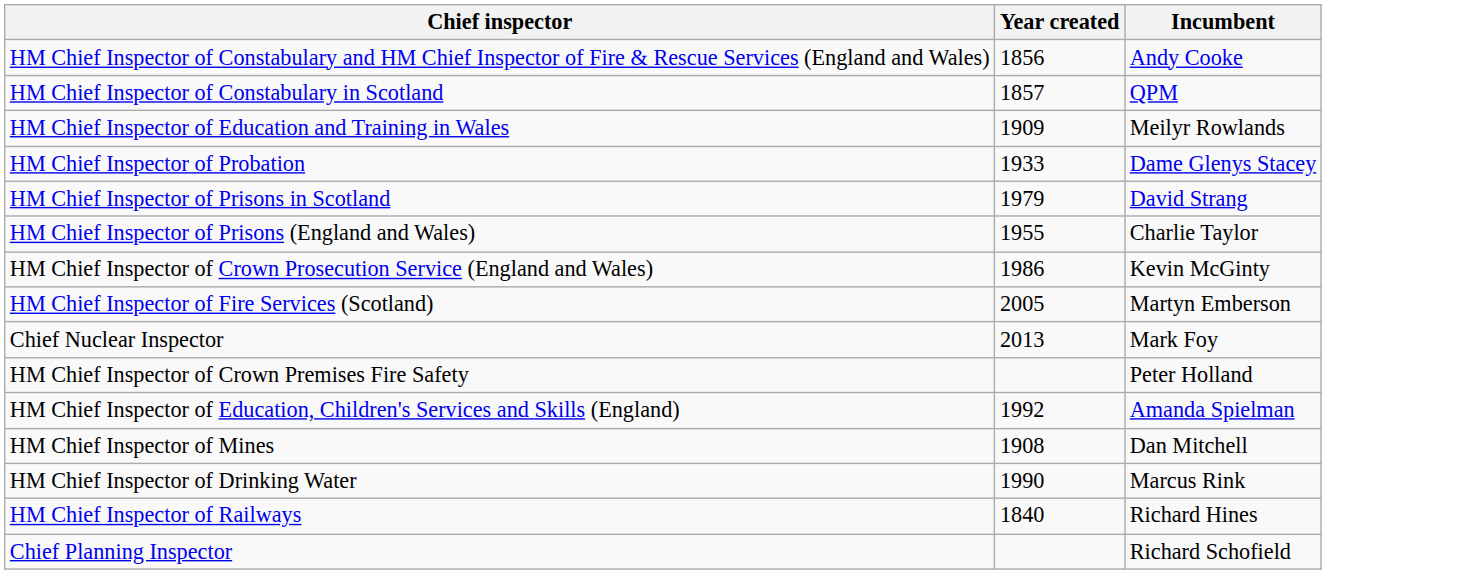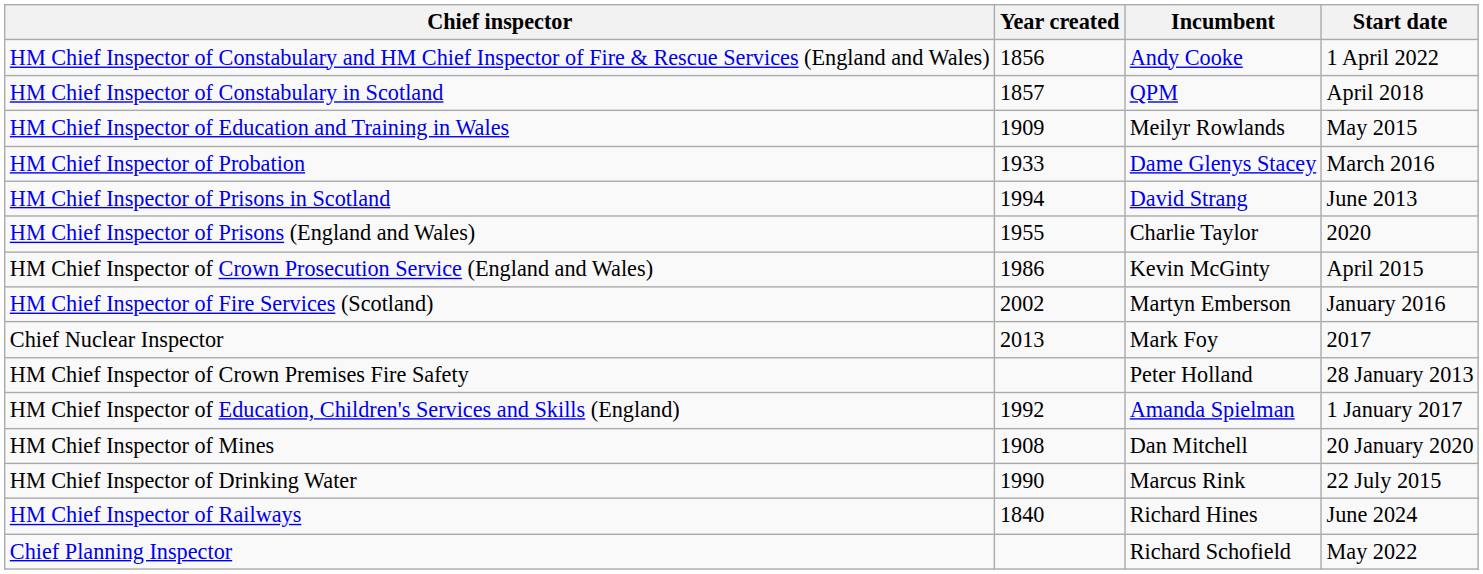+ column: (1400, 22)
(1022, 198) 1979 -> (1022, 198) 1994
(1022, 304) 2005 -> (1022, 304) 2002
